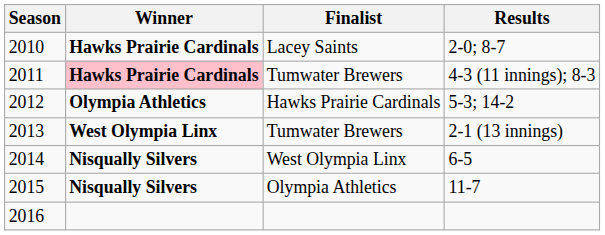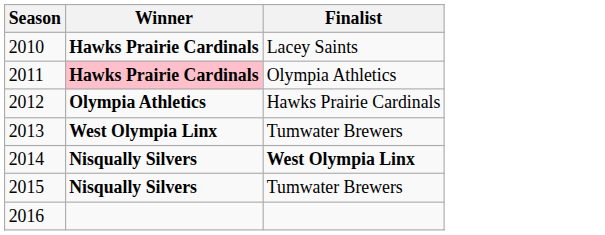- column: (522, 18)
(335, 74) Tumwater Brewers -> (332, 74) Olympia Athletics
(337, 159) normal -> (341, 159) bold
(332, 187) Olympia Athletics -> (335, 187) Tumwater Brewers
